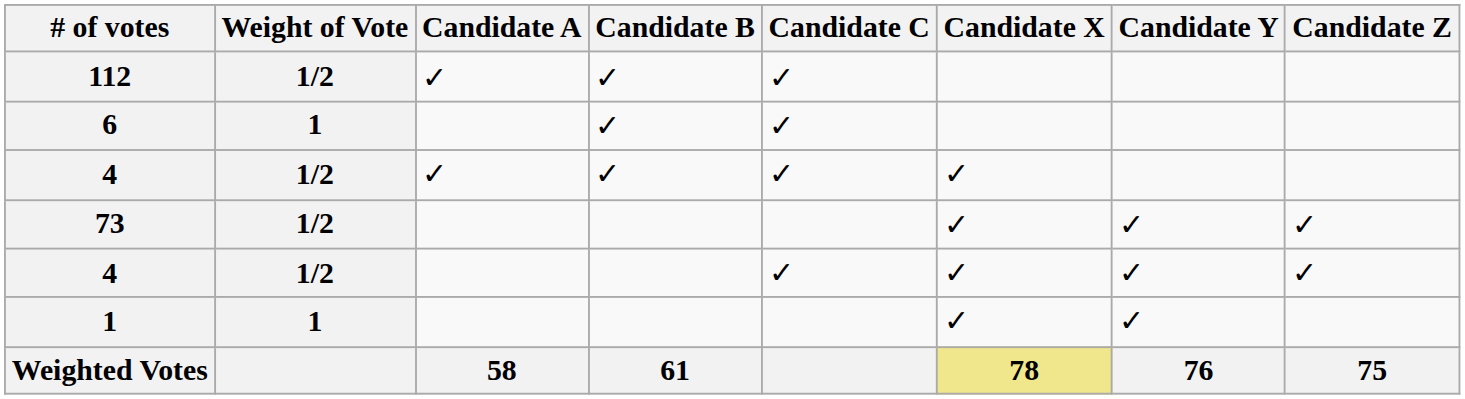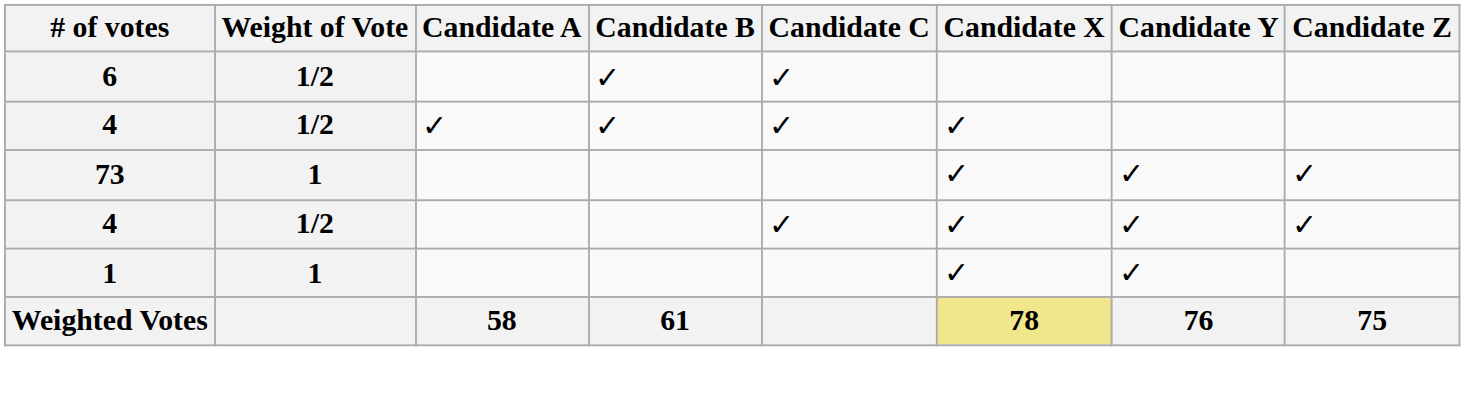- row: (110, 76)
(315, 125) 1 -> (315, 76) 1/2
(315, 223) 1/2 -> (315, 174) 1
